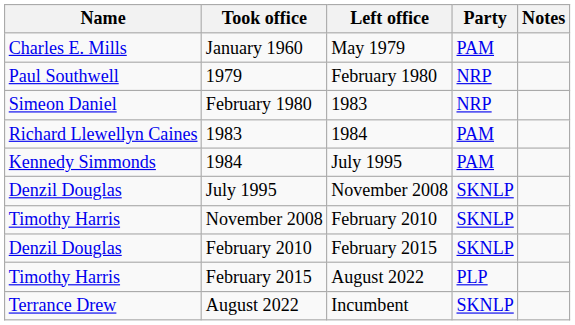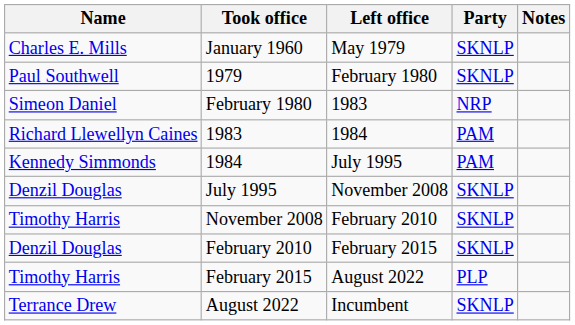(475, 47) PAM -> (485, 47) SKNLP
(474, 76) NRP -> (485, 76) SKNLP
